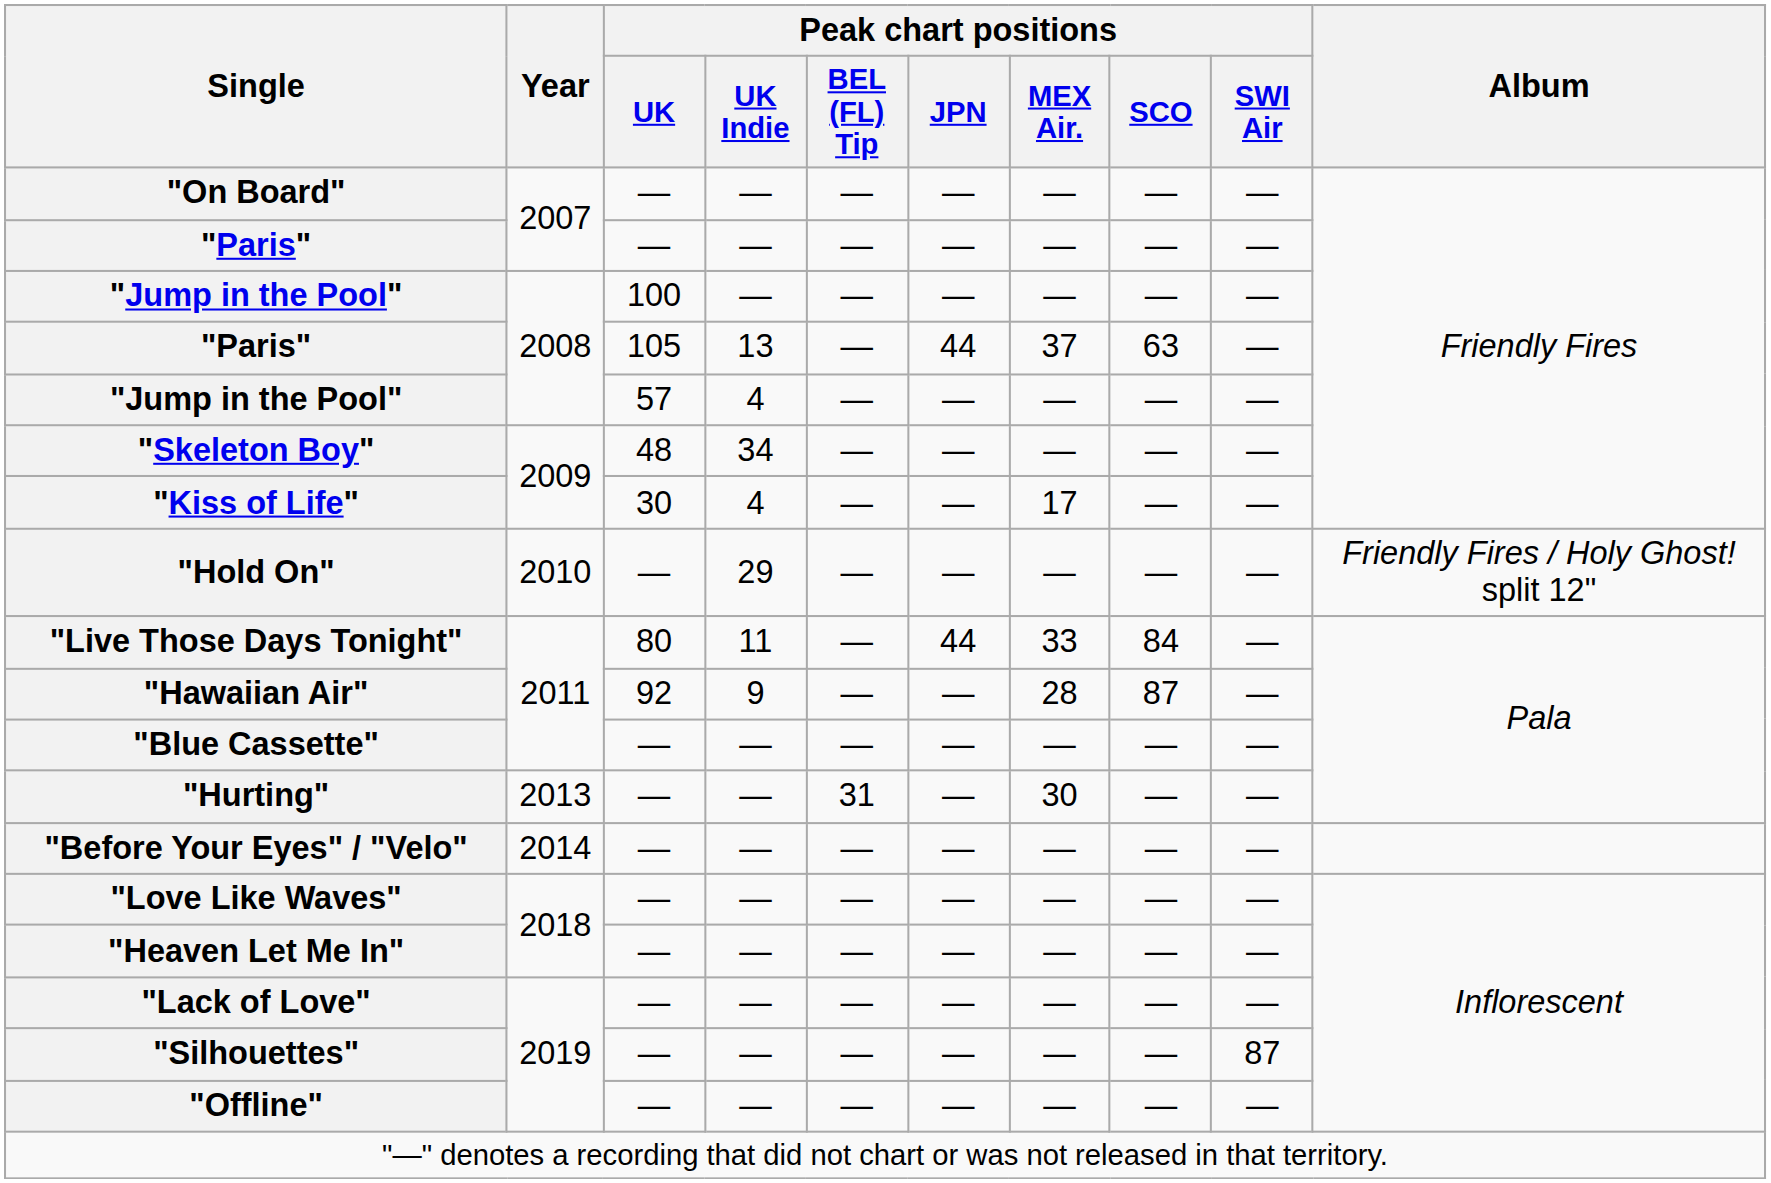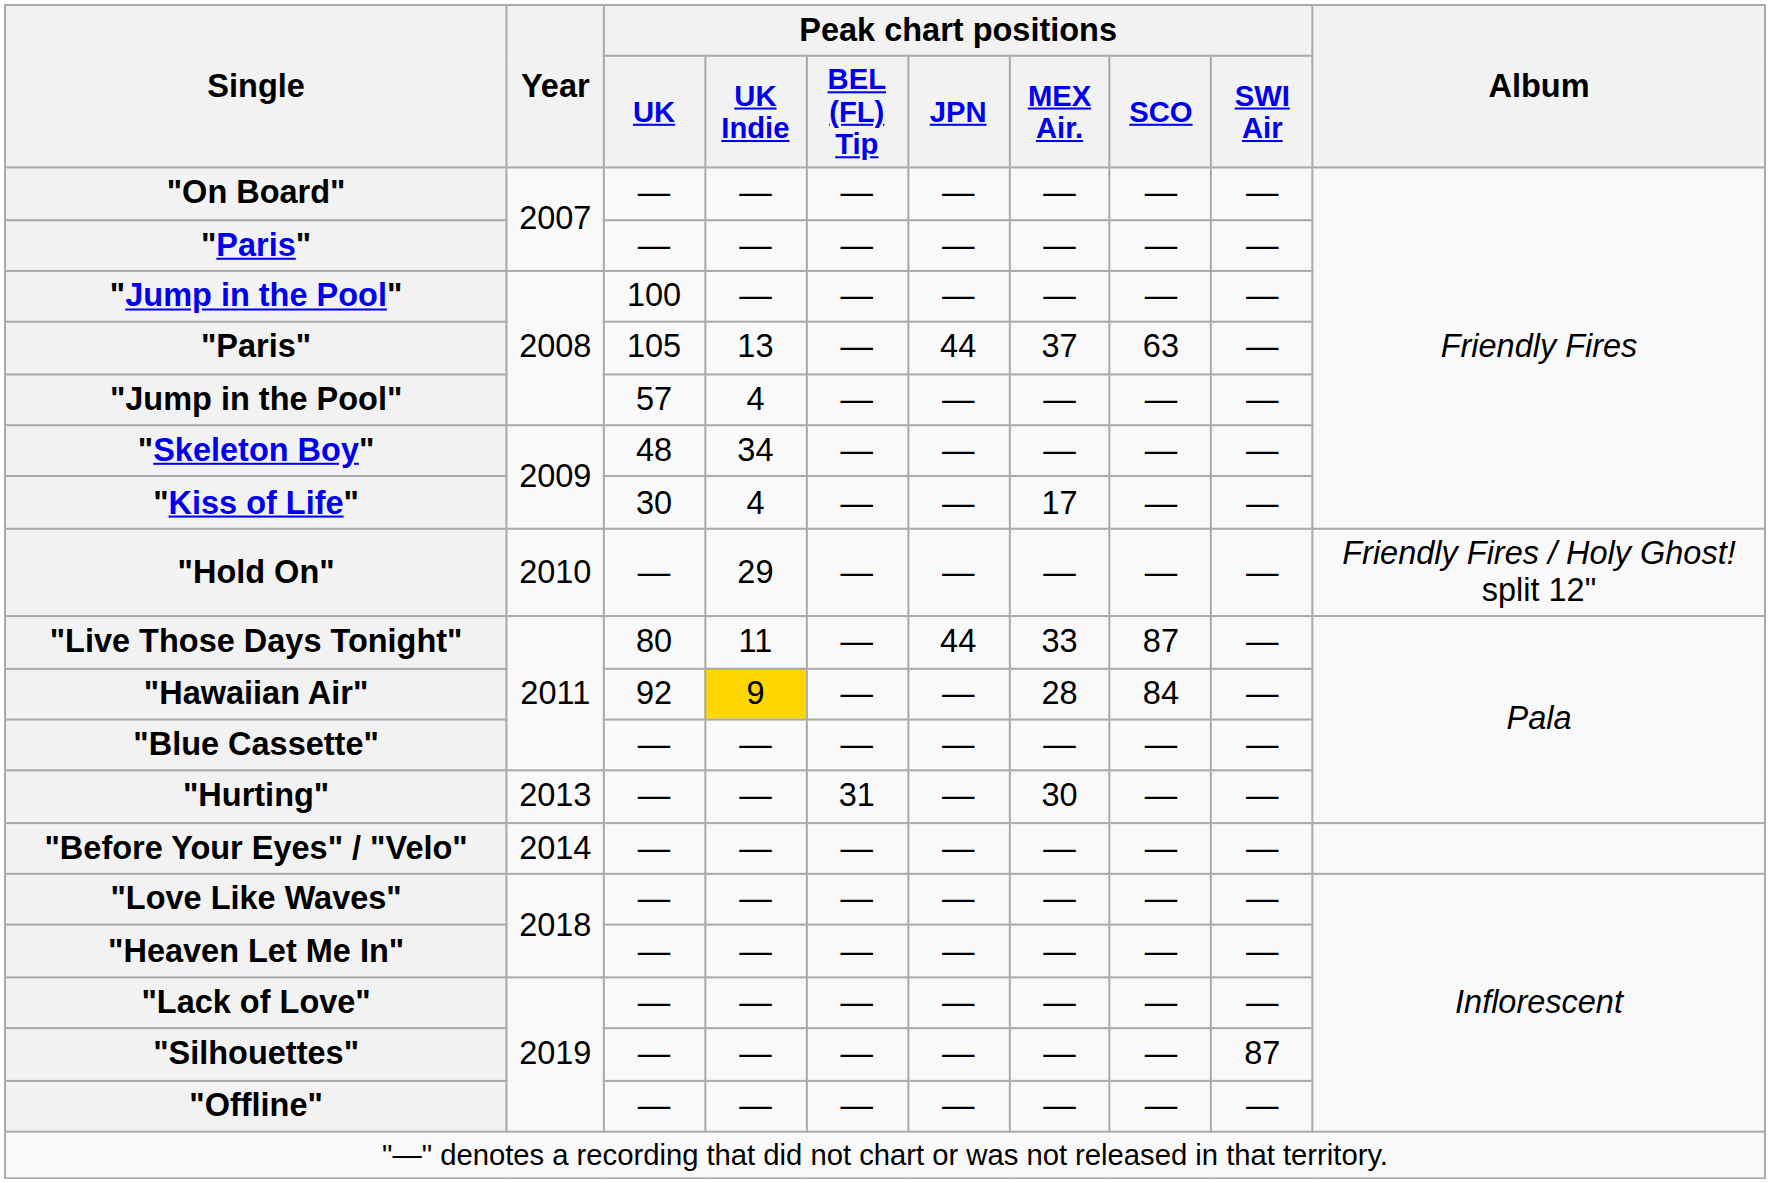(1161, 641) 84 -> (1161, 641) 87
(755, 693) no background -> (755, 693) gold background
(1161, 693) 87 -> (1161, 693) 84
